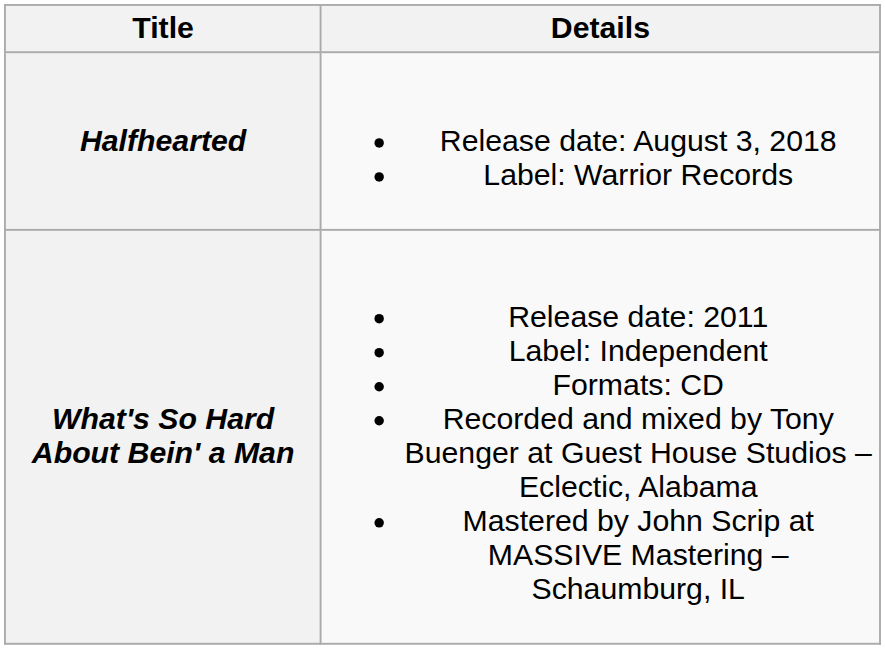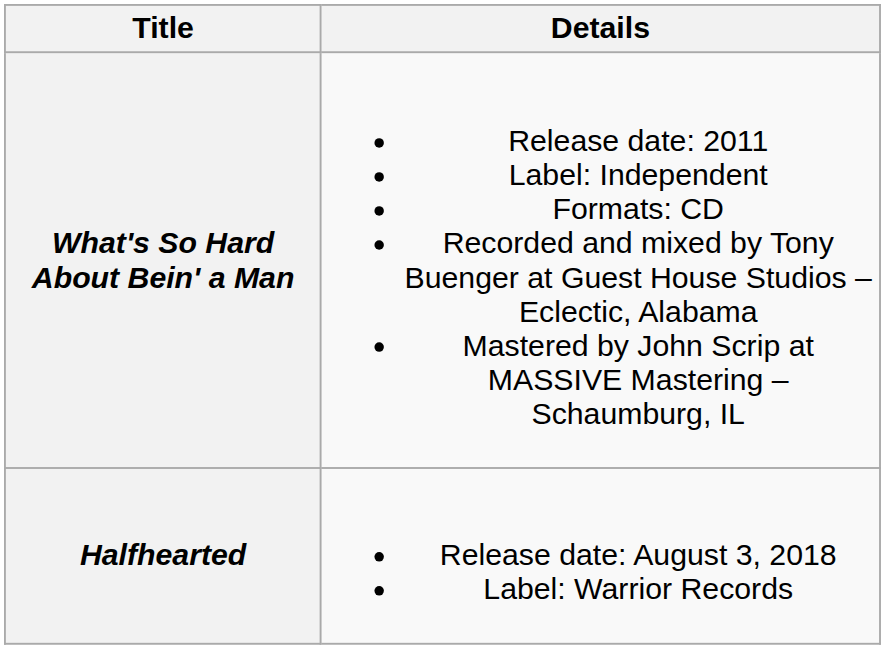rows swapped: (163, 436) <-> (163, 140)
